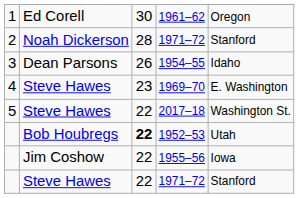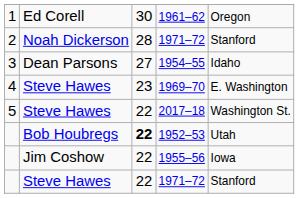(144, 63) 26 -> (144, 63) 27
